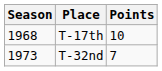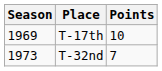(22, 35) 1968 -> (22, 35) 1969
